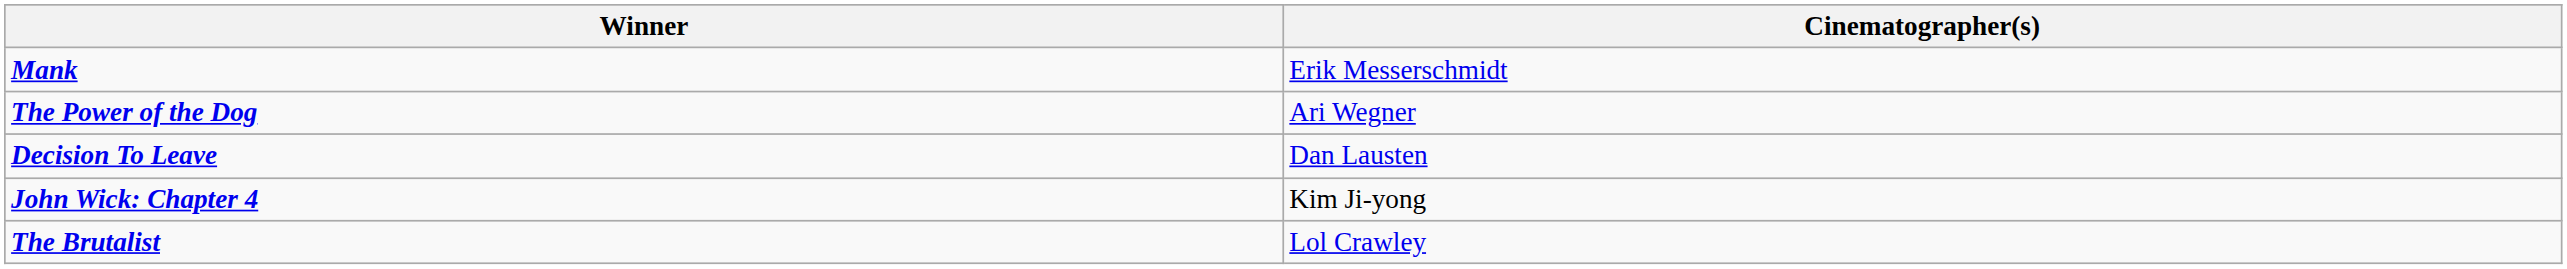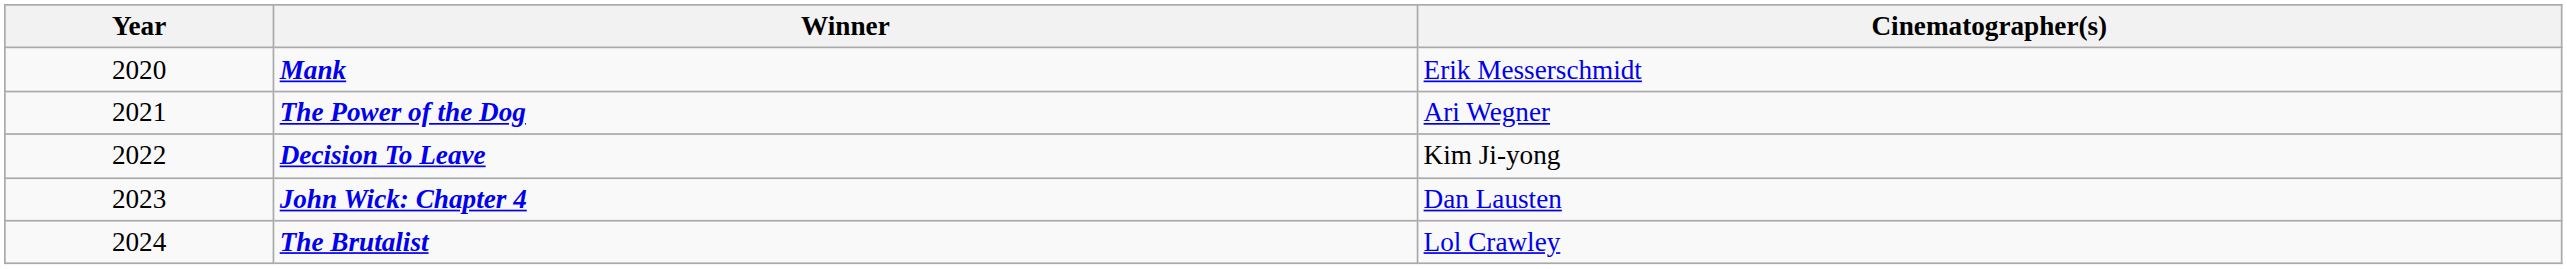+ column: (139, 26)
(1358, 155) Dan Lausten -> (1492, 155) Kim Ji-yong
(1358, 198) Kim Ji-yong -> (1493, 198) Dan Lausten
